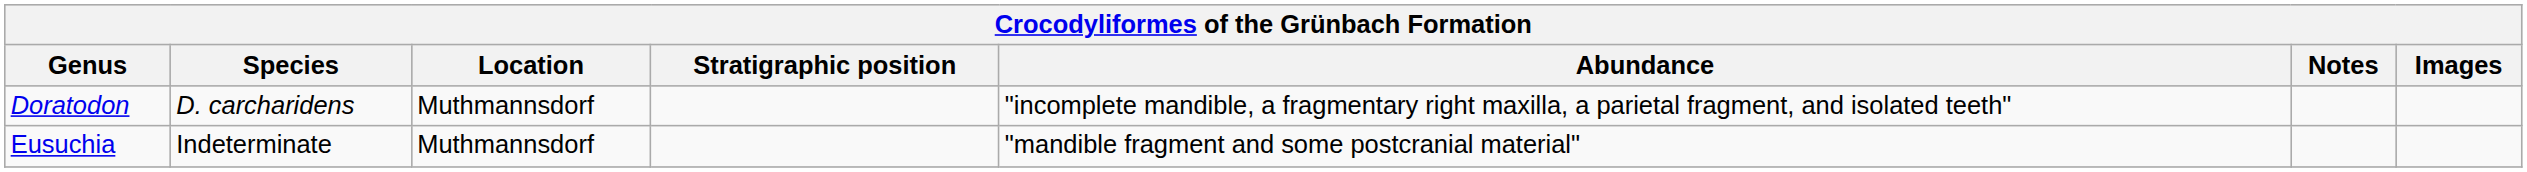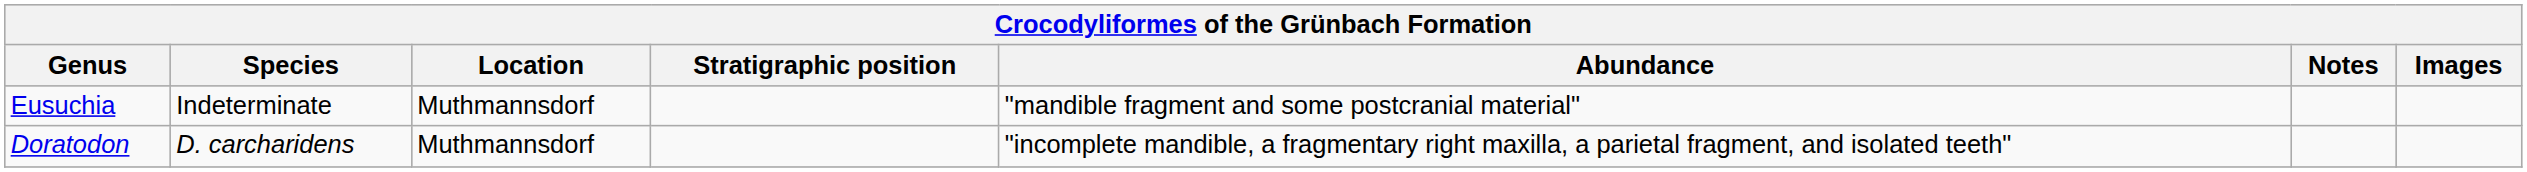rows swapped: (70, 105) <-> (63, 145)
